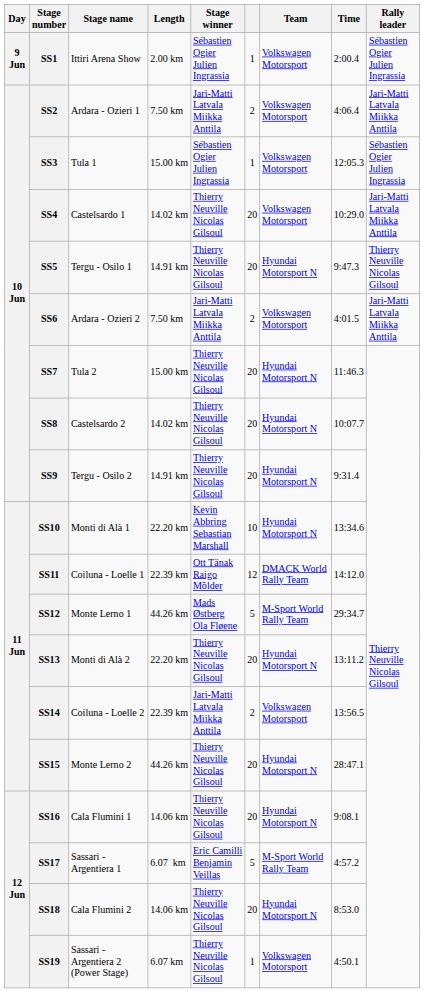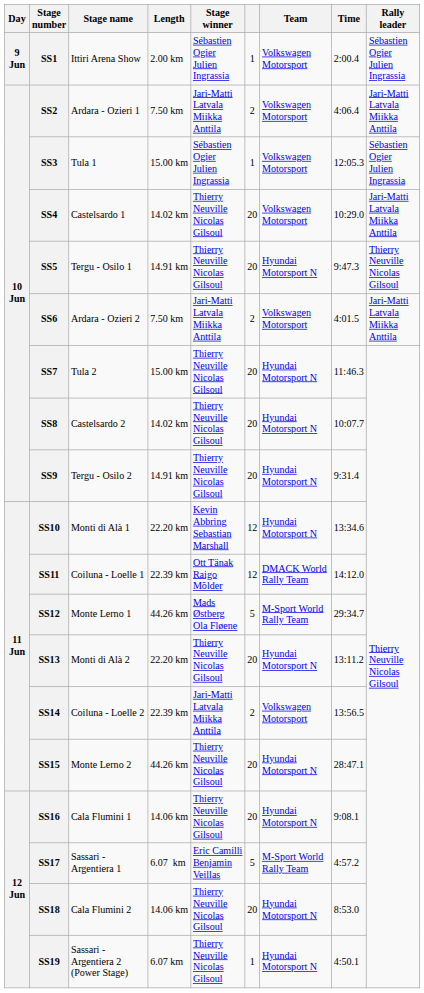(252, 527) 10 -> (252, 527) 12
(287, 961) Volkswagen Motorsport -> (290, 961) Hyundai Motorsport N
